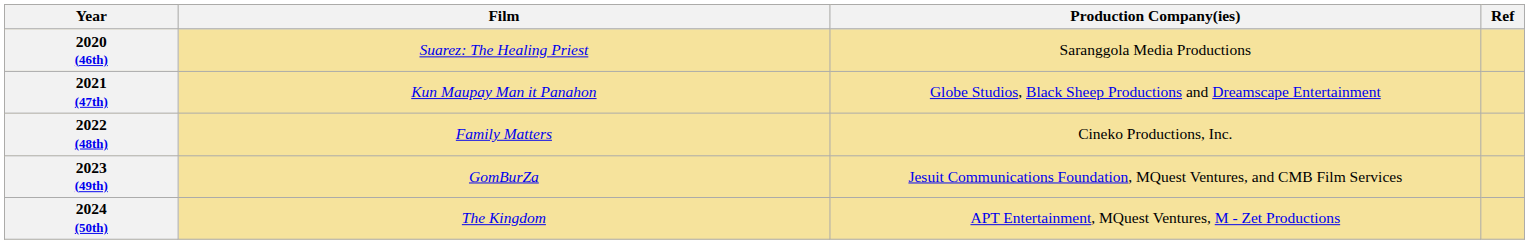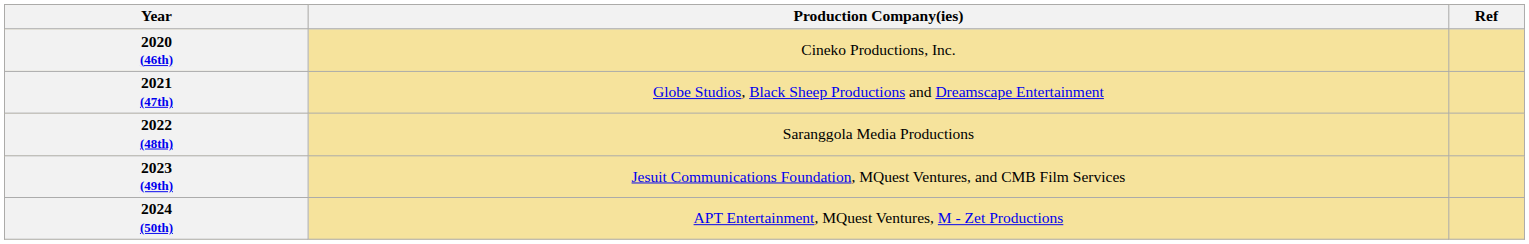- column: (504, 16)
(1155, 50) Saranggola Media Productions -> (878, 50) Cineko Productions, Inc.
(1155, 134) Cineko Productions, Inc. -> (878, 134) Saranggola Media Productions
